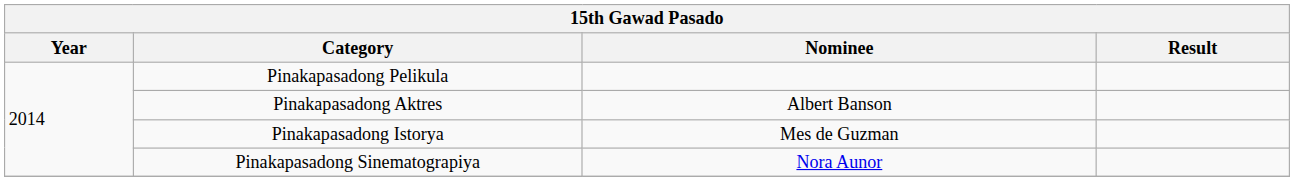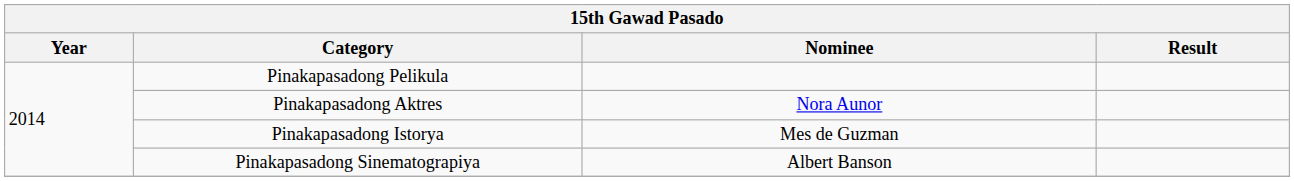(839, 104) Albert Banson -> (839, 104) Nora Aunor
(839, 162) Nora Aunor -> (839, 162) Albert Banson
